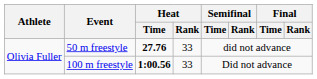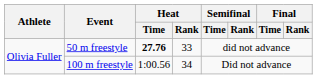(154, 65) bold -> (154, 65) normal
(187, 65) 33 -> (187, 65) 34
